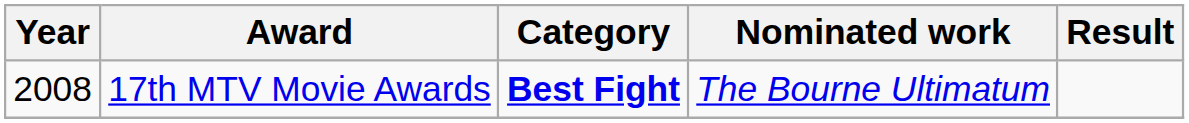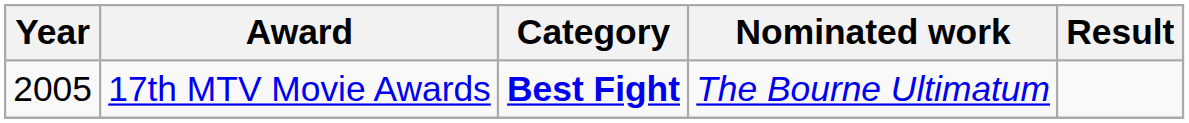(53, 88) 2008 -> (53, 88) 2005
